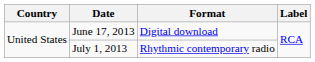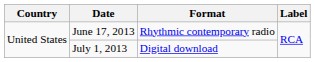(179, 31) Digital download -> (207, 31) Rhythmic contemporary radio
(207, 48) Rhythmic contemporary radio -> (179, 48) Digital download
